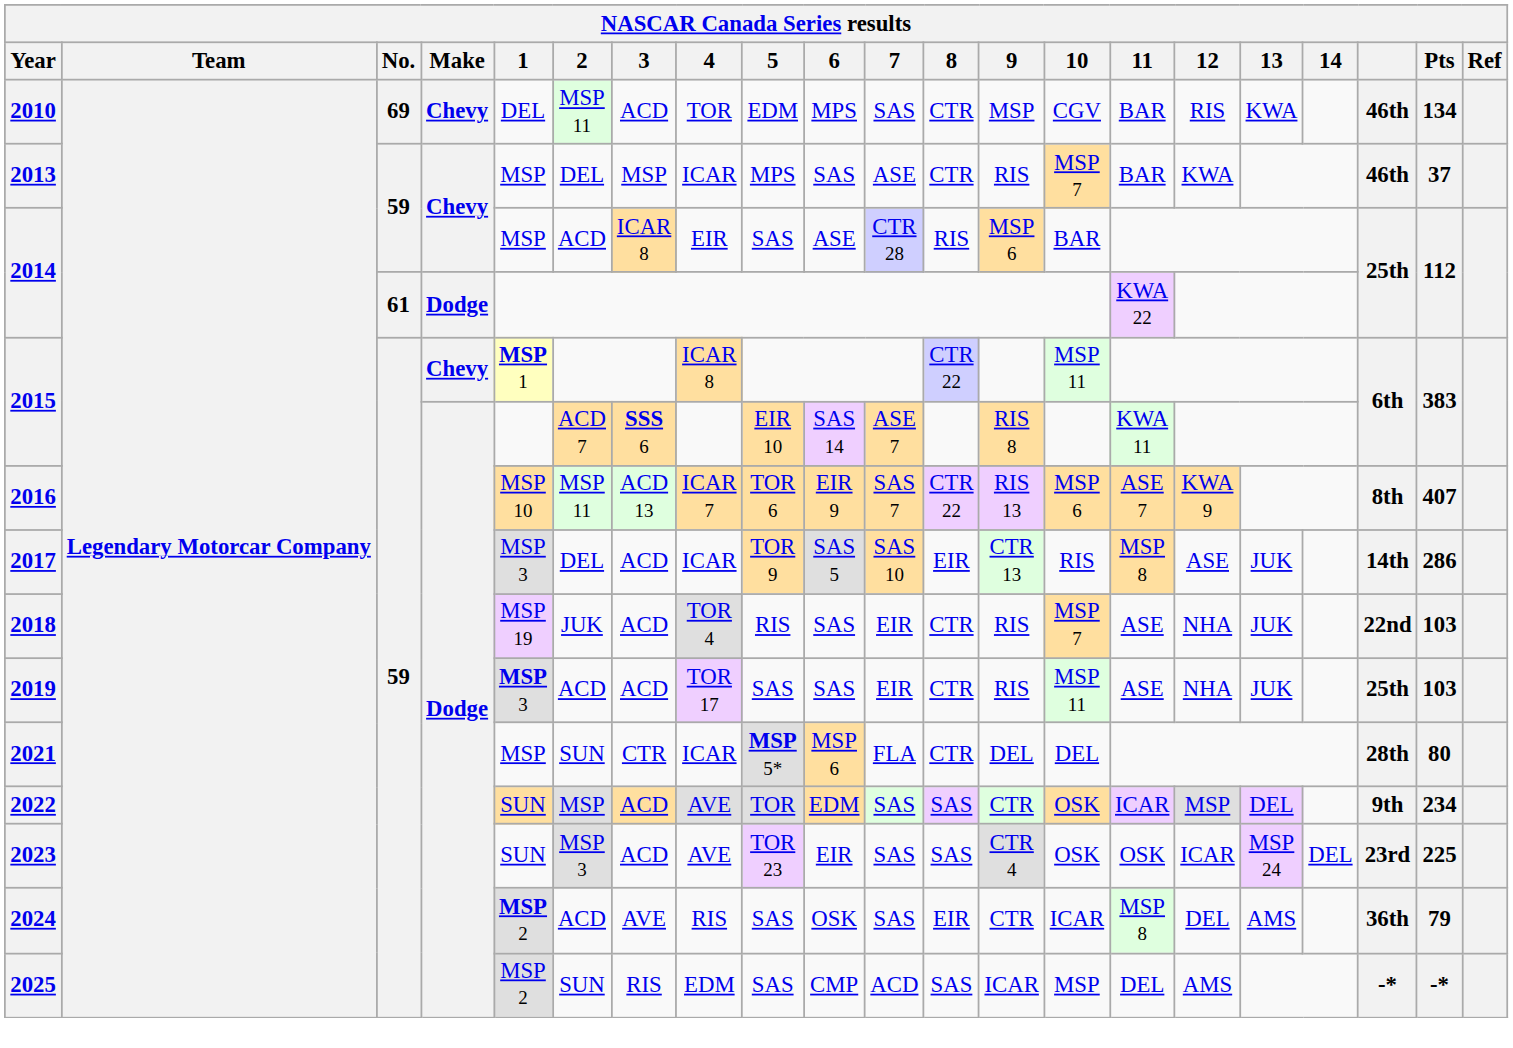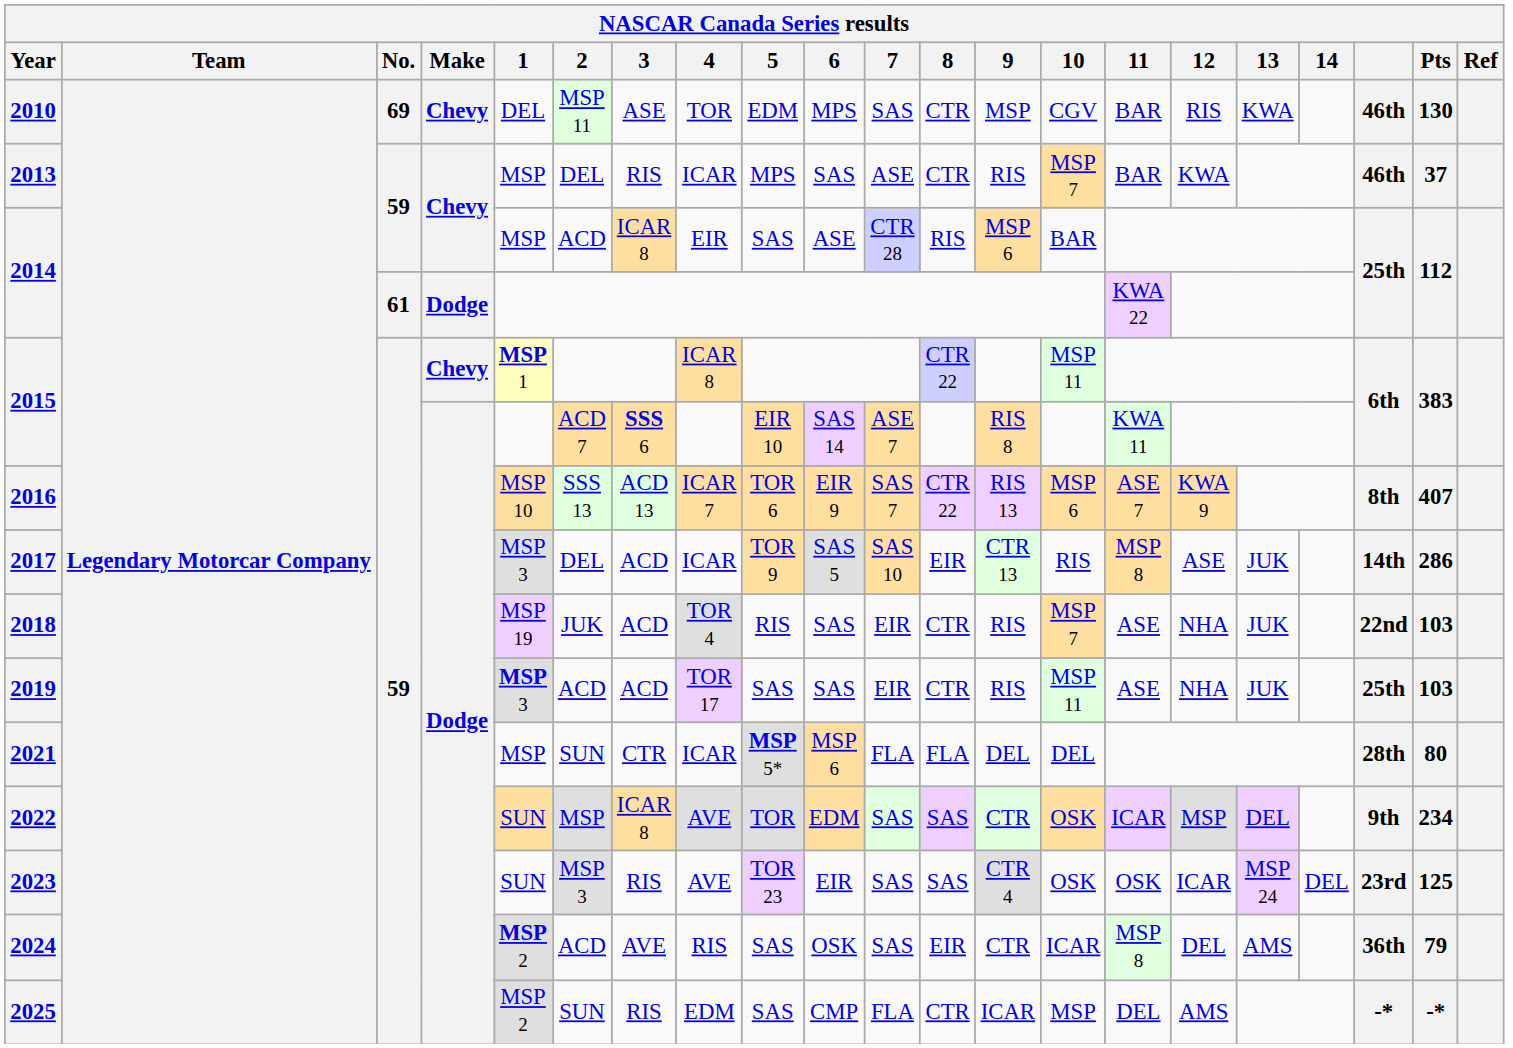(644, 111) ACD -> (644, 111) ASE
(1440, 111) 134 -> (1436, 111) 130
(644, 175) MSP -> (644, 175) RIS
(582, 496) MSP 11 -> (582, 496) SSS 13
(951, 753) CTR -> (948, 753) FLA
(644, 804) ACD -> (644, 817) ICAR 8
(644, 855) ACD -> (644, 882) RIS
(1440, 855) 225 -> (1436, 882) 125
(894, 984) ACD -> (892, 1010) FLA
(951, 984) SAS -> (948, 1010) CTR
